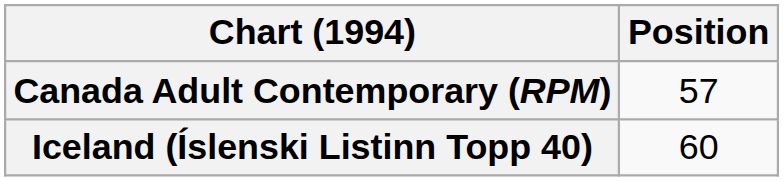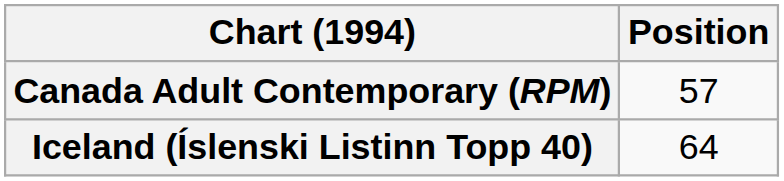(699, 146) 60 -> (699, 146) 64
